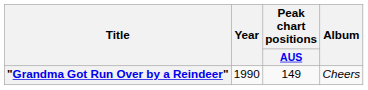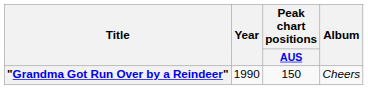(291, 75) 149 -> (291, 75) 150
